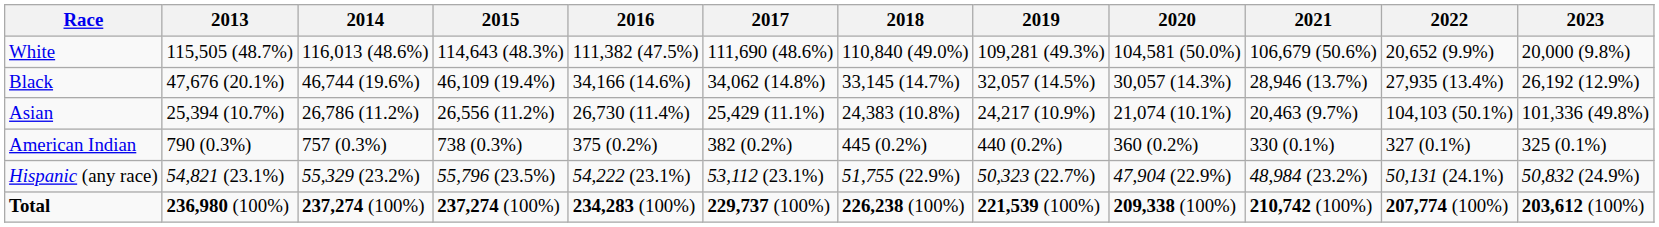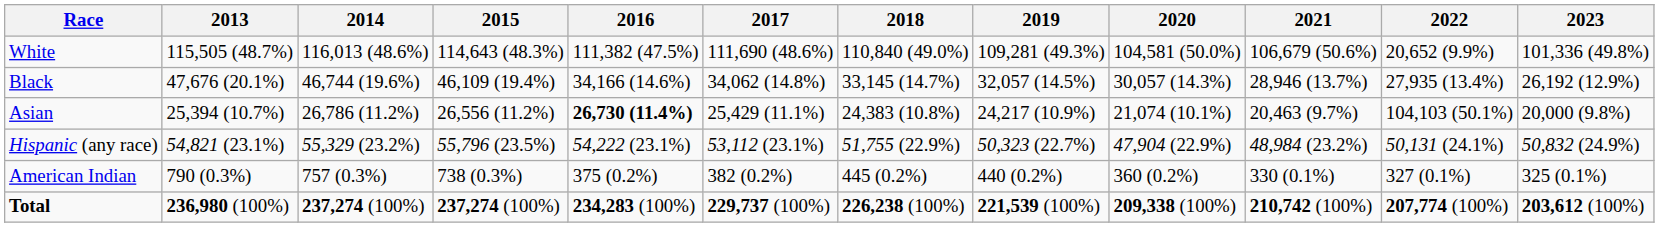(1576, 51) 20,000 (9.8%) -> (1585, 51) 101,336 (49.8%)
(631, 113) normal -> (633, 113) bold
(1585, 113) 101,336 (49.8%) -> (1576, 113) 20,000 (9.8%)
rows swapped: (73, 144) <-> (83, 176)
